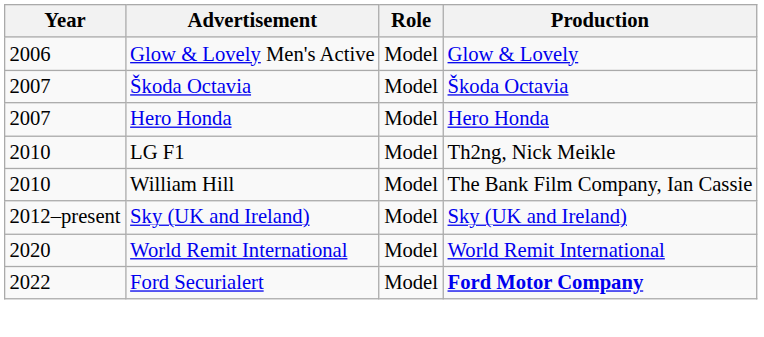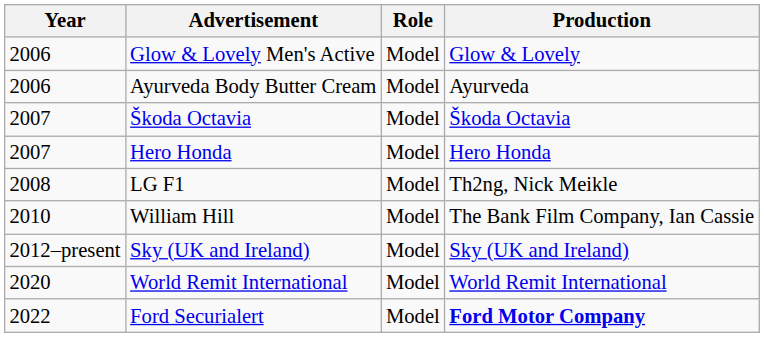+ row: (253, 86)
(30, 151) 2010 -> (30, 184) 2008
